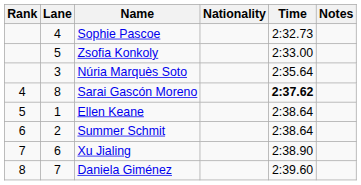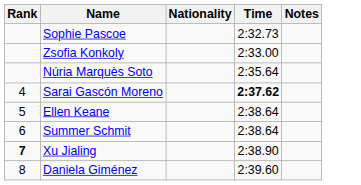- column: (57, 14)
(22, 151) normal -> (22, 151) bold
